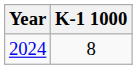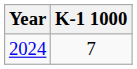(91, 49) 8 -> (91, 49) 7
